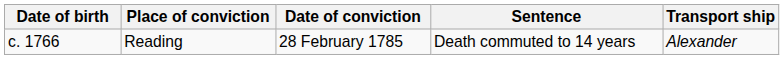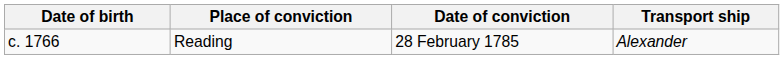- column: (546, 16)
